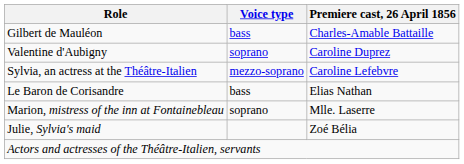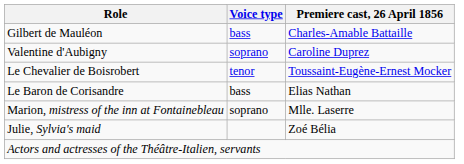+ row: (73, 71)
- row: (102, 71)
